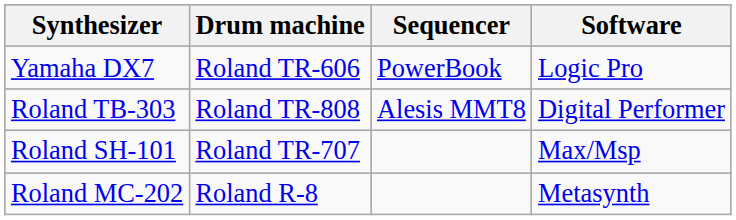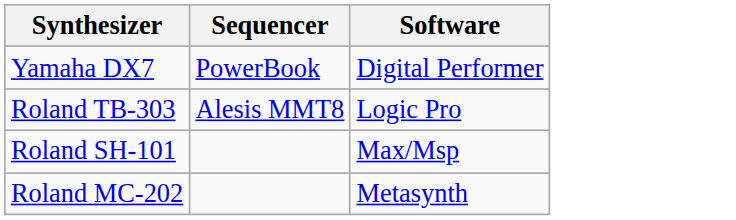- column: (280, 25)
(590, 67) Logic Pro -> (450, 67) Digital Performer
(632, 109) Digital Performer -> (409, 109) Logic Pro
